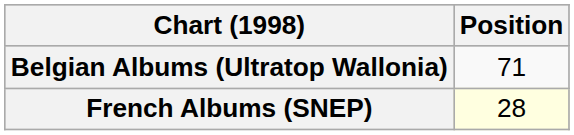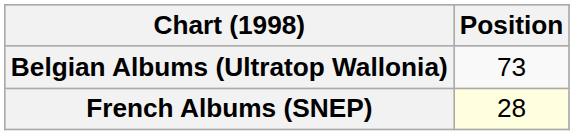(512, 66) 71 -> (512, 66) 73
